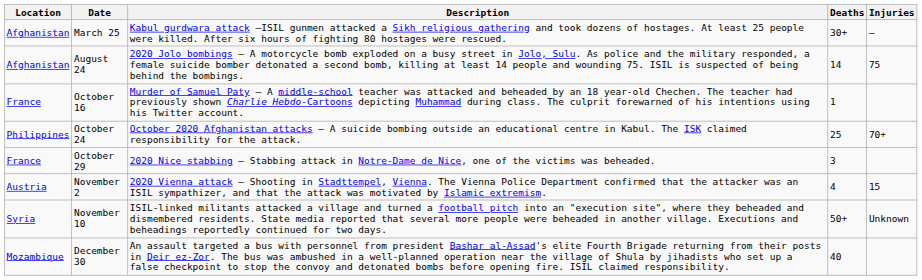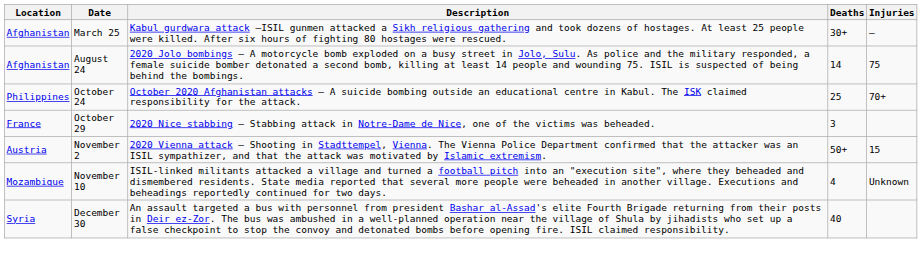- row: (94, 102)
(833, 187) 4 -> (839, 150) 50+
(21, 219) Syria -> (35, 182) Mozambique
(839, 219) 50+ -> (833, 182) 4
(35, 256) Mozambique -> (21, 219) Syria
